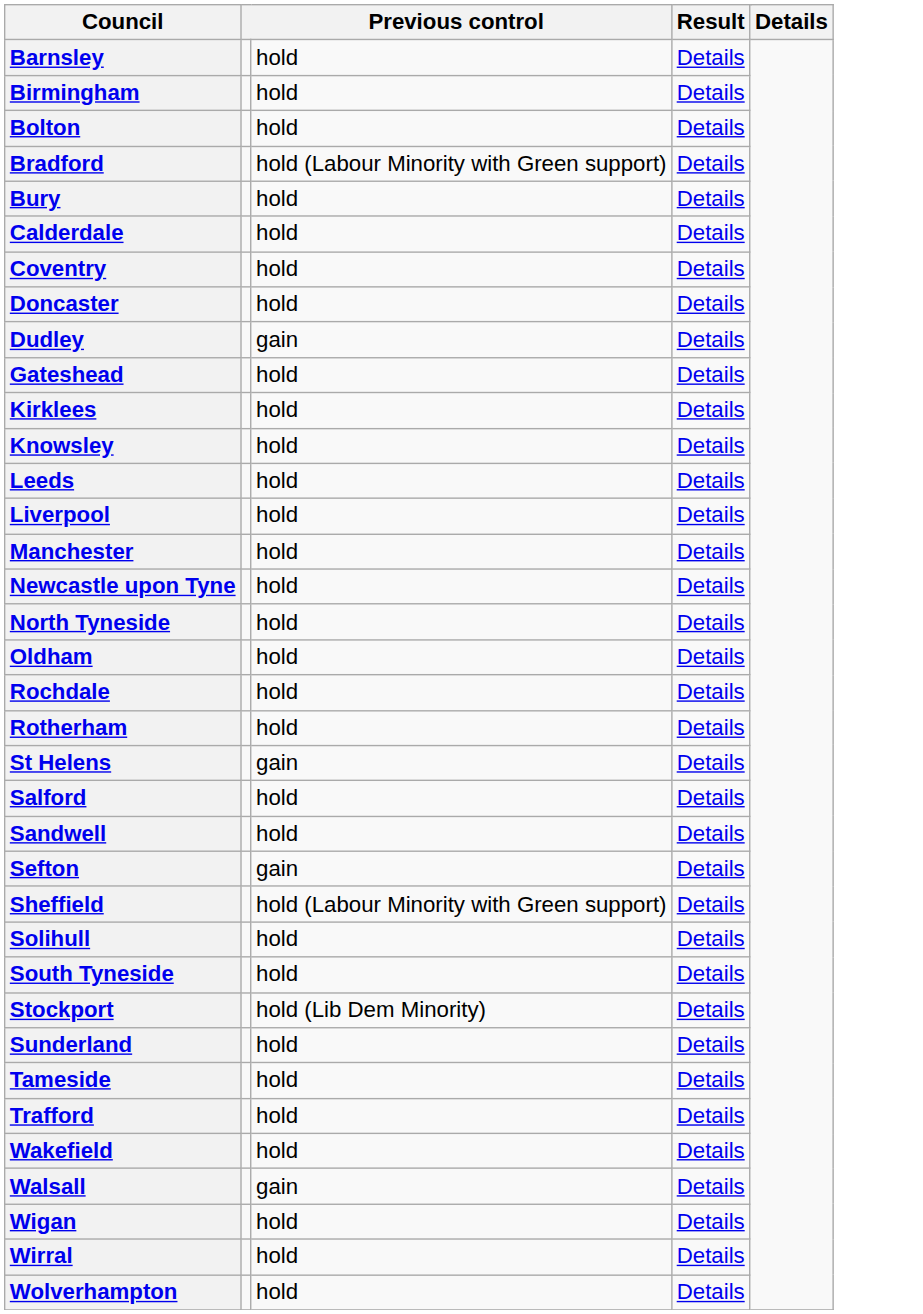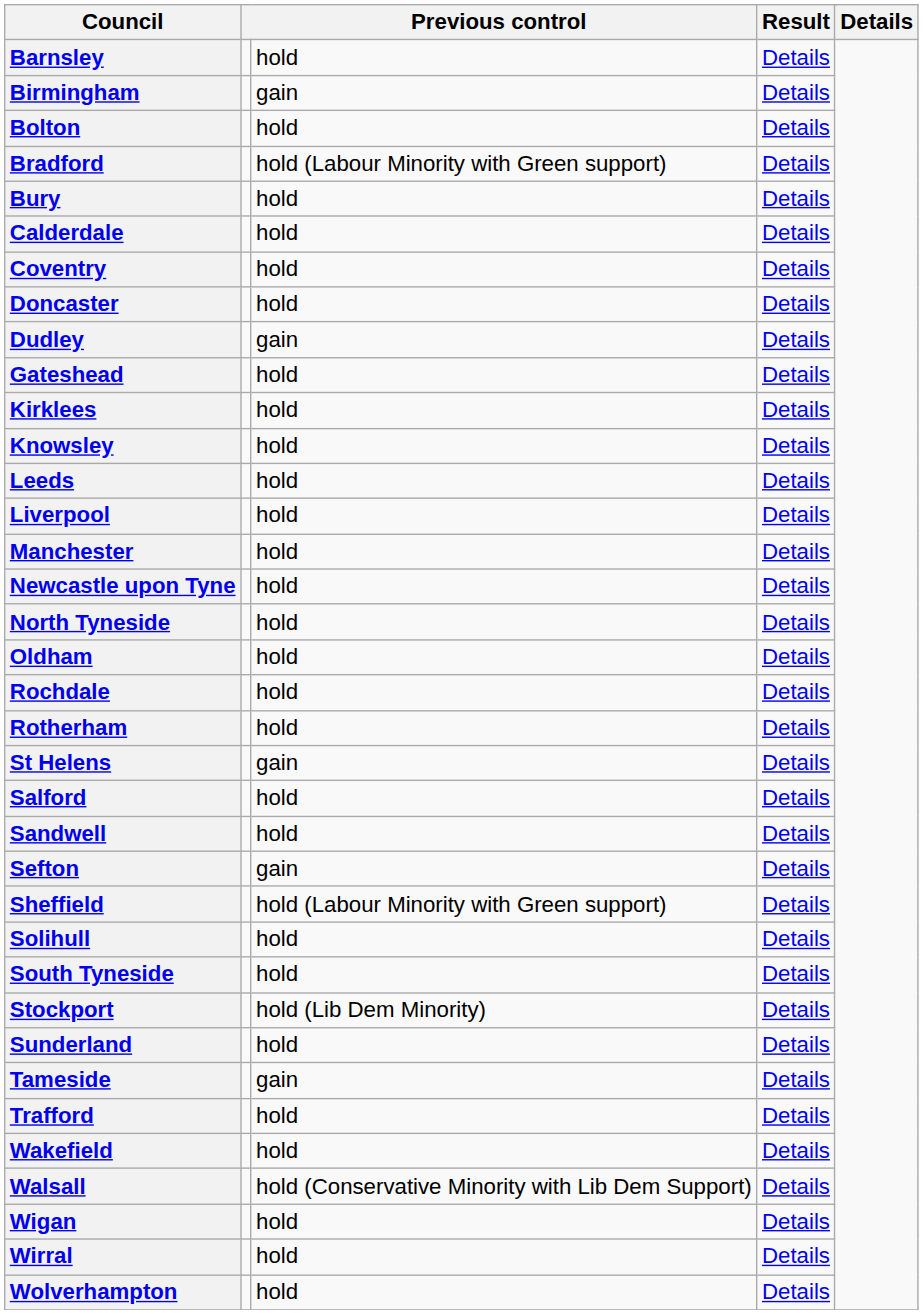(277, 92) hold -> (277, 92) gain
(277, 1080) hold -> (277, 1080) gain
(277, 1186) gain -> (504, 1186) hold (Conservative Minority with Lib Dem Support)
